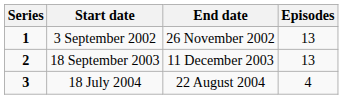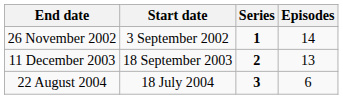columns swapped: (26, 15) <-> (220, 15)
(308, 37) 13 -> (308, 37) 14
(308, 82) 4 -> (308, 82) 6
